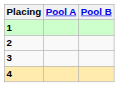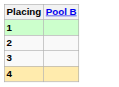- column: (61, 12)
